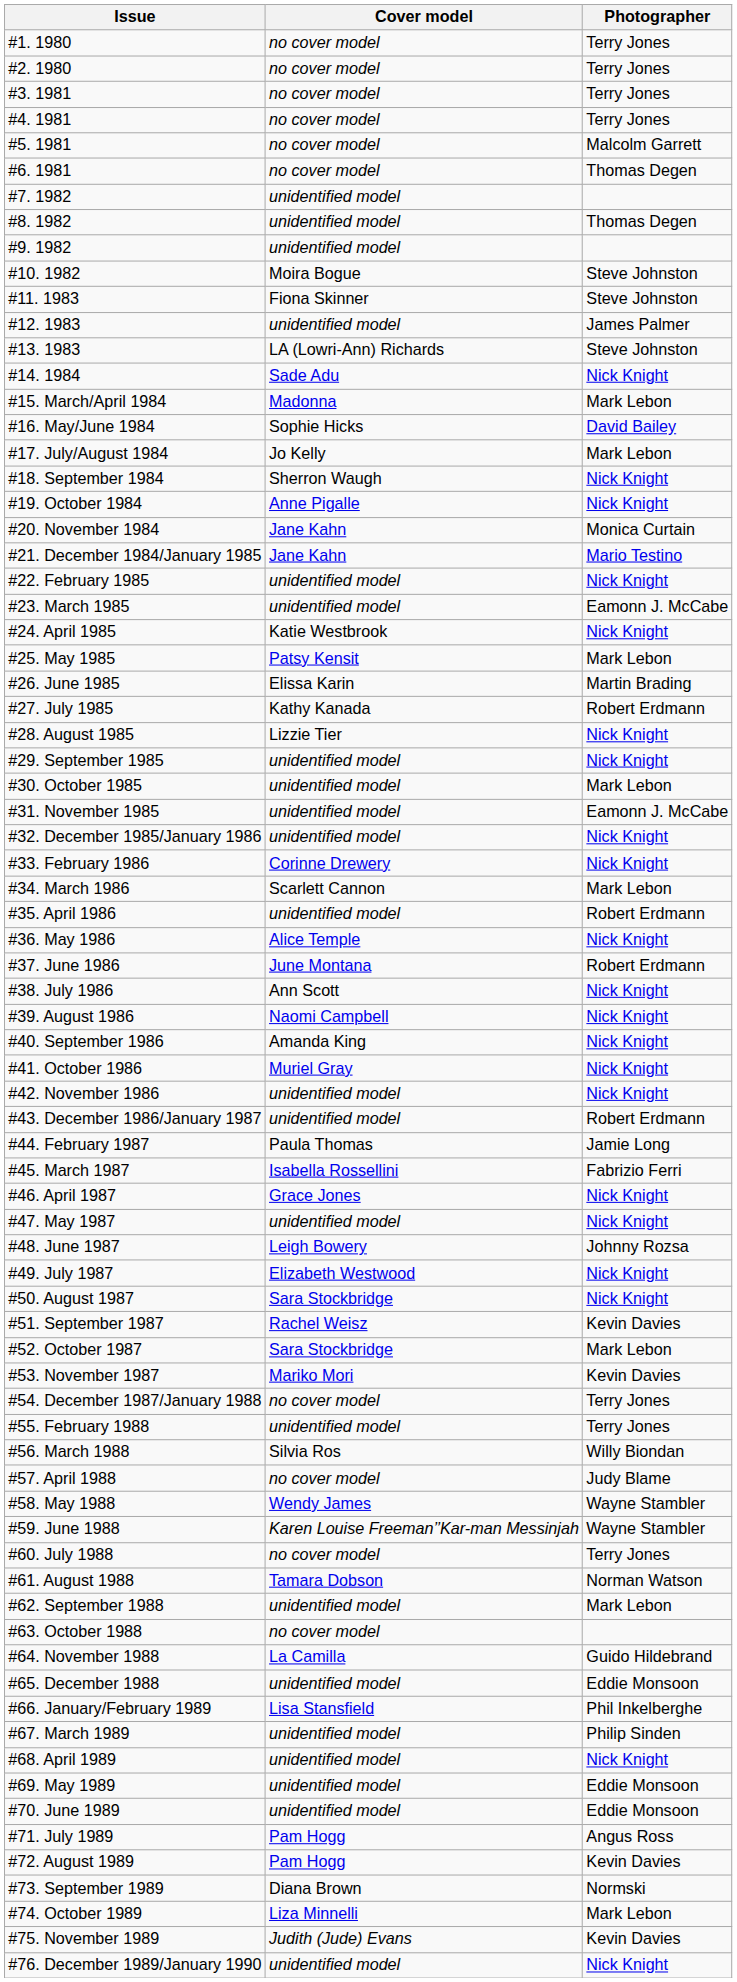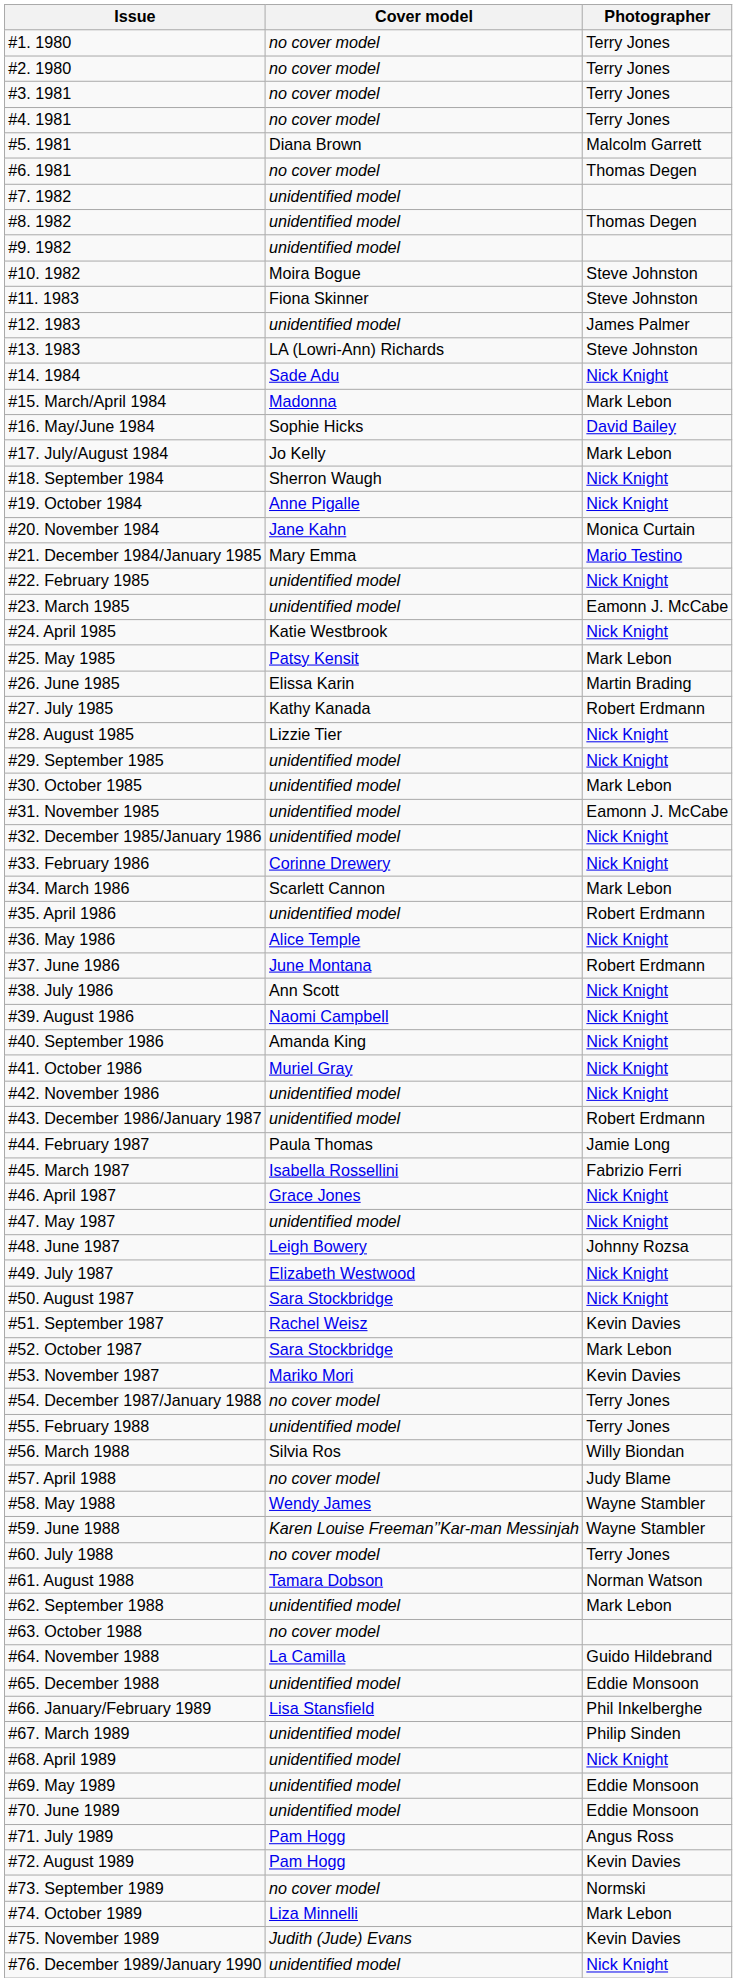(324, 145) no cover model -> (315, 145) Diana Brown
(308, 555) Jane Kahn -> (313, 555) Mary Emma
(315, 1888) Diana Brown -> (324, 1888) no cover model
